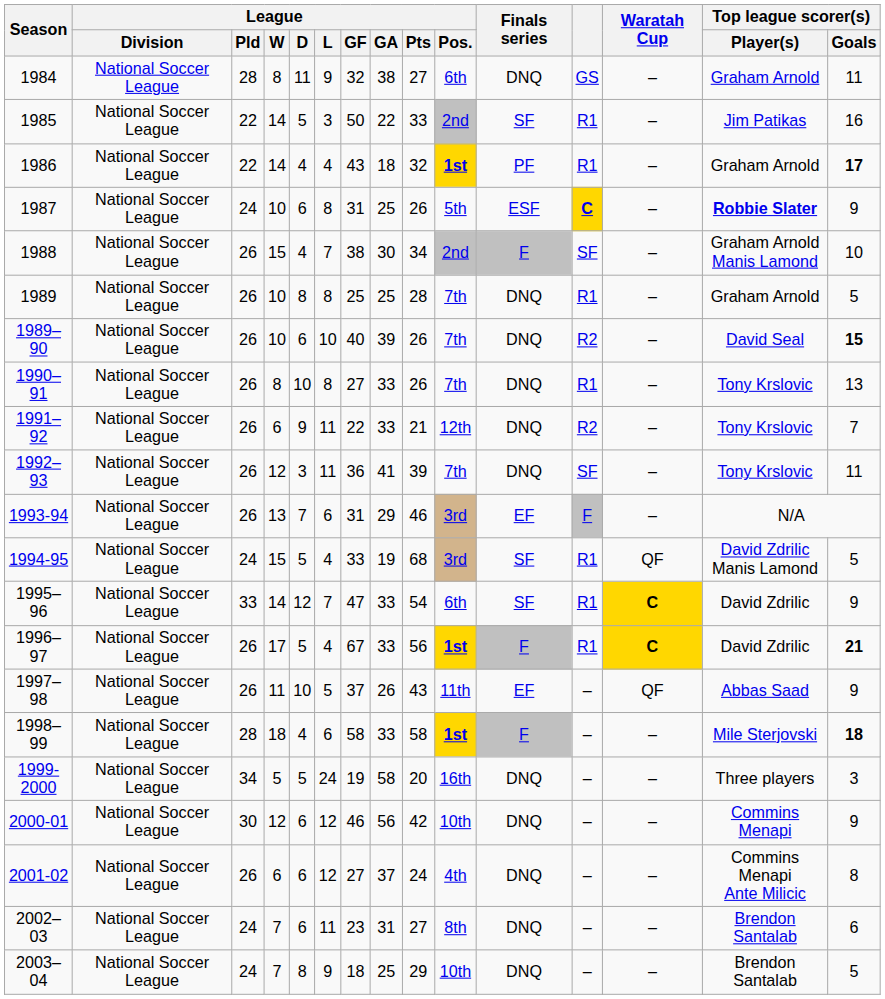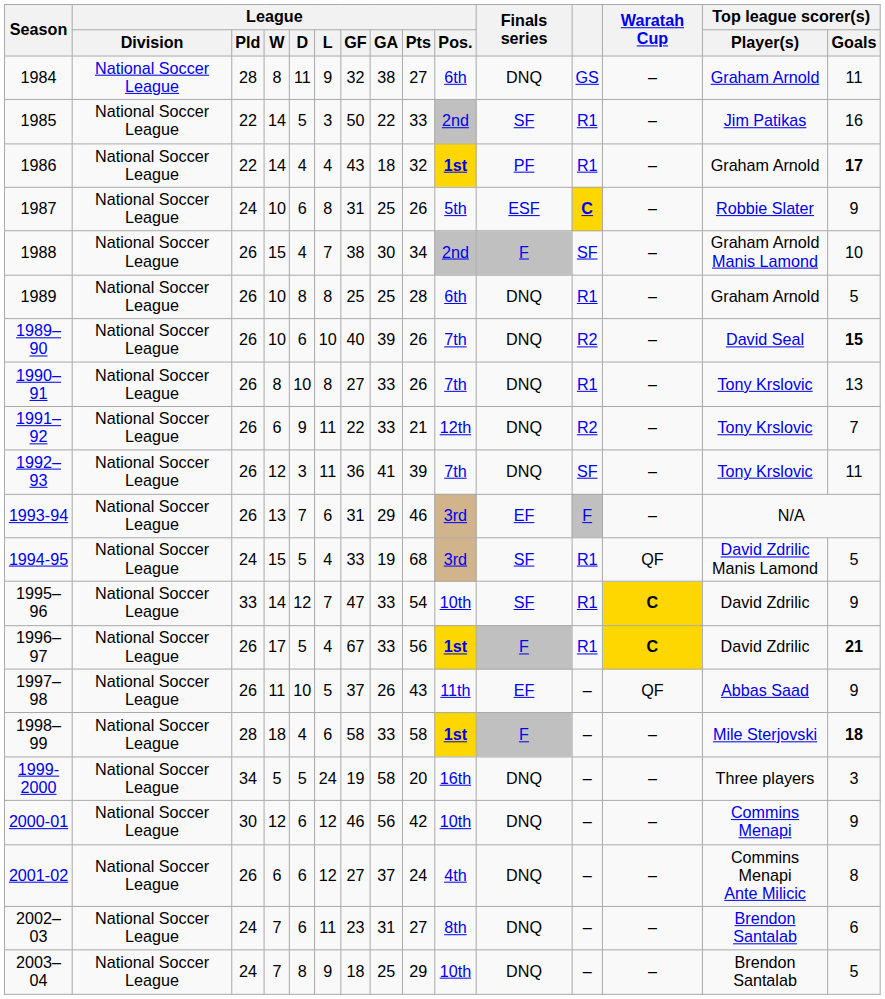(765, 209) bold -> (765, 209) normal
(455, 296) 7th -> (455, 296) 6th
(455, 603) 6th -> (455, 603) 10th
